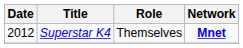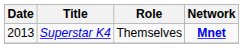(21, 33) 2012 -> (21, 33) 2013
